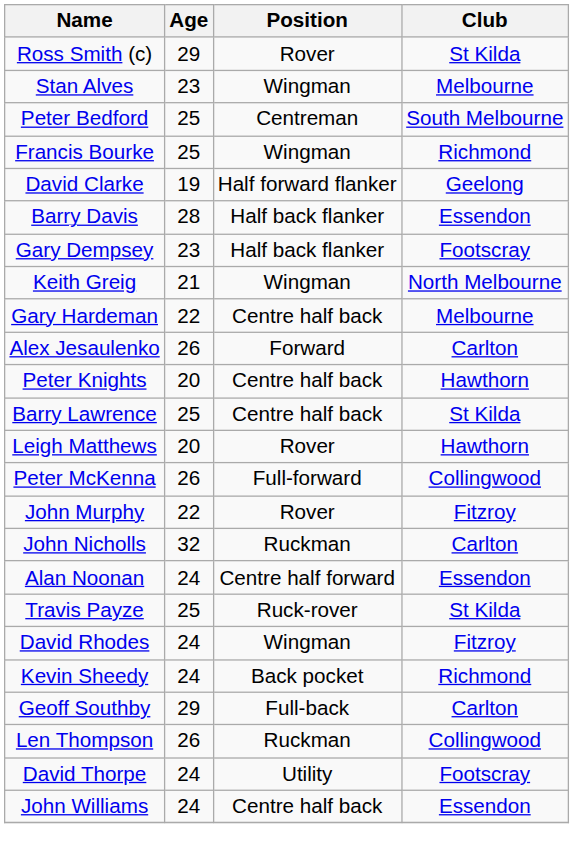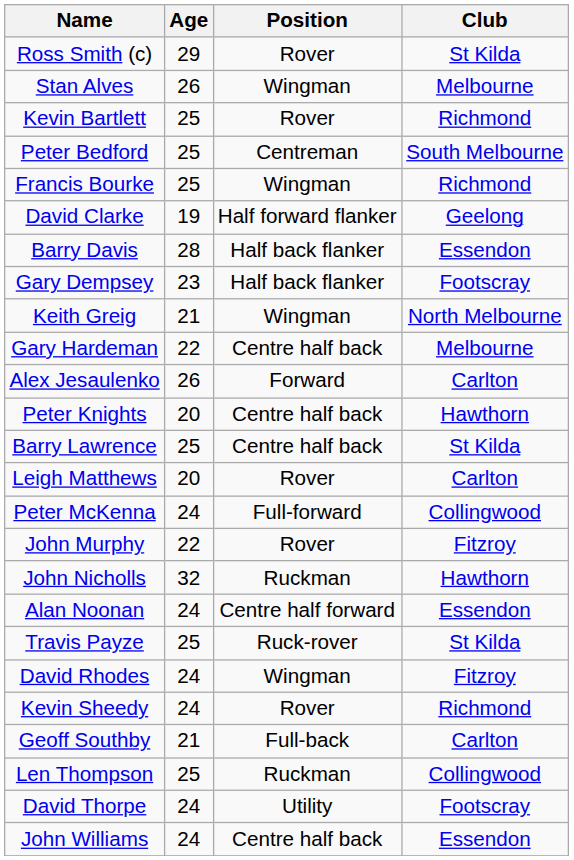(189, 86) 23 -> (189, 86) 26
+ row: (85, 119)
(485, 446) Hawthorn -> (485, 479) Carlton
(189, 479) 26 -> (189, 511) 24
(485, 544) Carlton -> (485, 577) Hawthorn
(307, 675) Back pocket -> (307, 708) Rover
(189, 708) 29 -> (189, 741) 21
(189, 741) 26 -> (189, 773) 25
